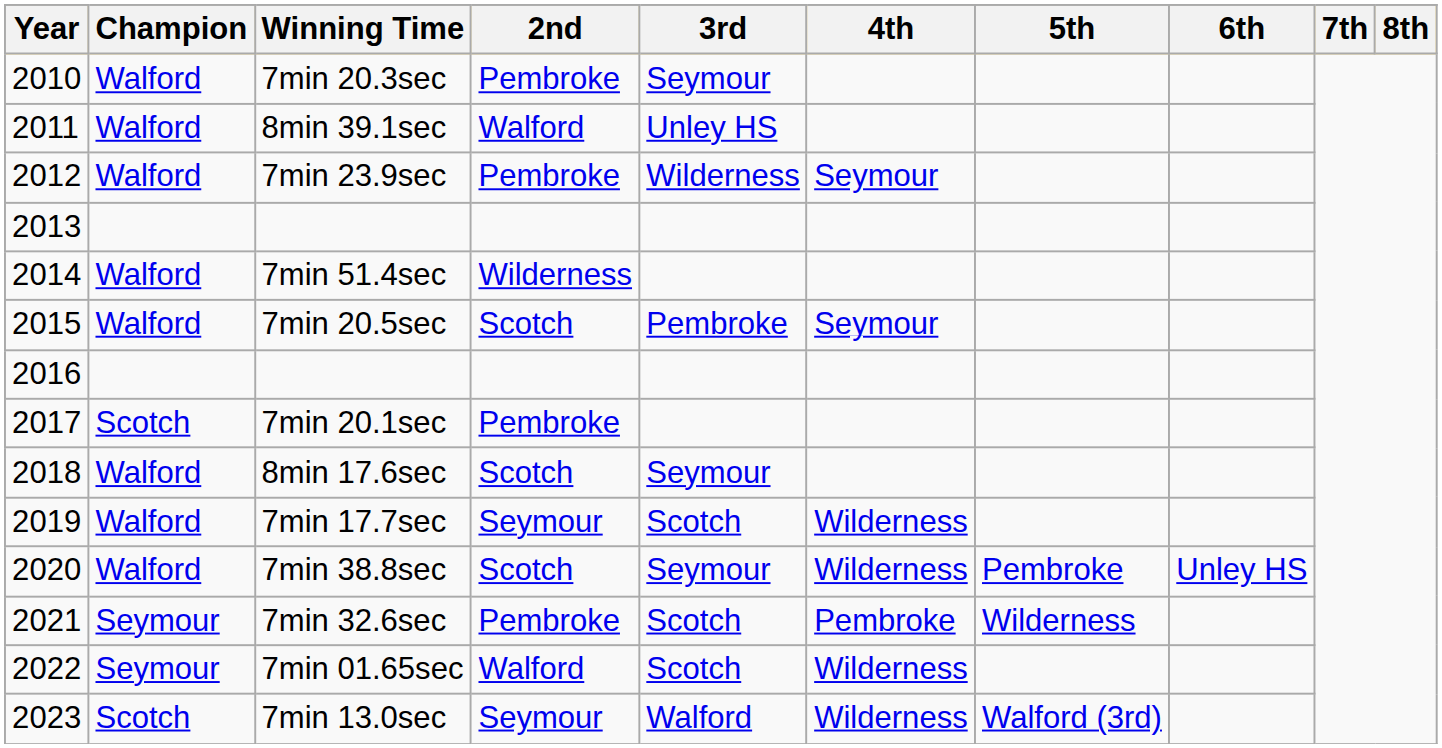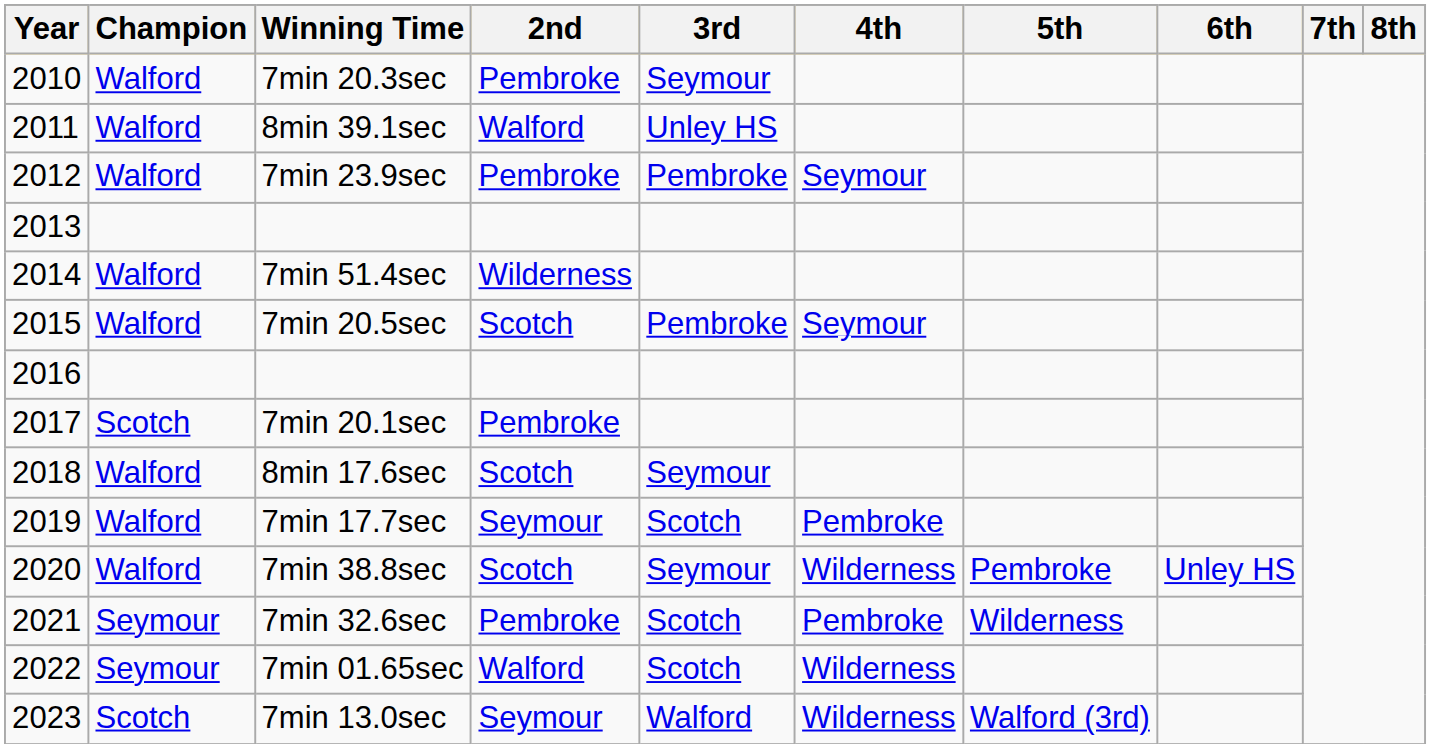(723, 176) Wilderness -> (717, 176) Pembroke
(891, 521) Wilderness -> (873, 521) Pembroke
